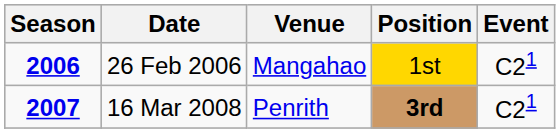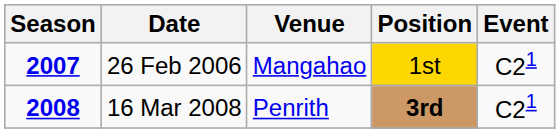(53, 64) 2006 -> (53, 64) 2007
(53, 107) 2007 -> (53, 107) 2008
